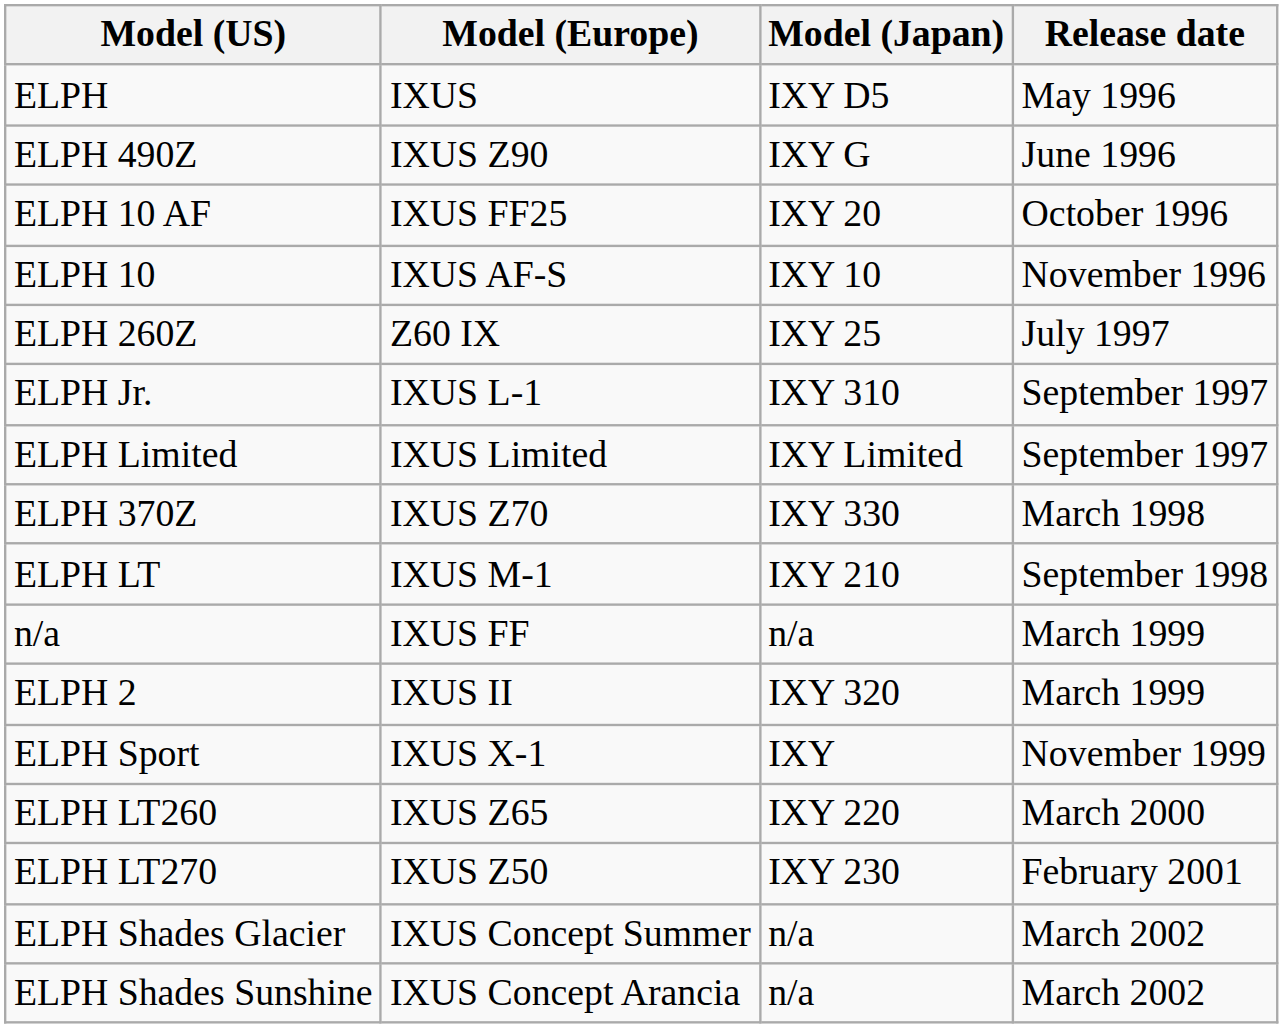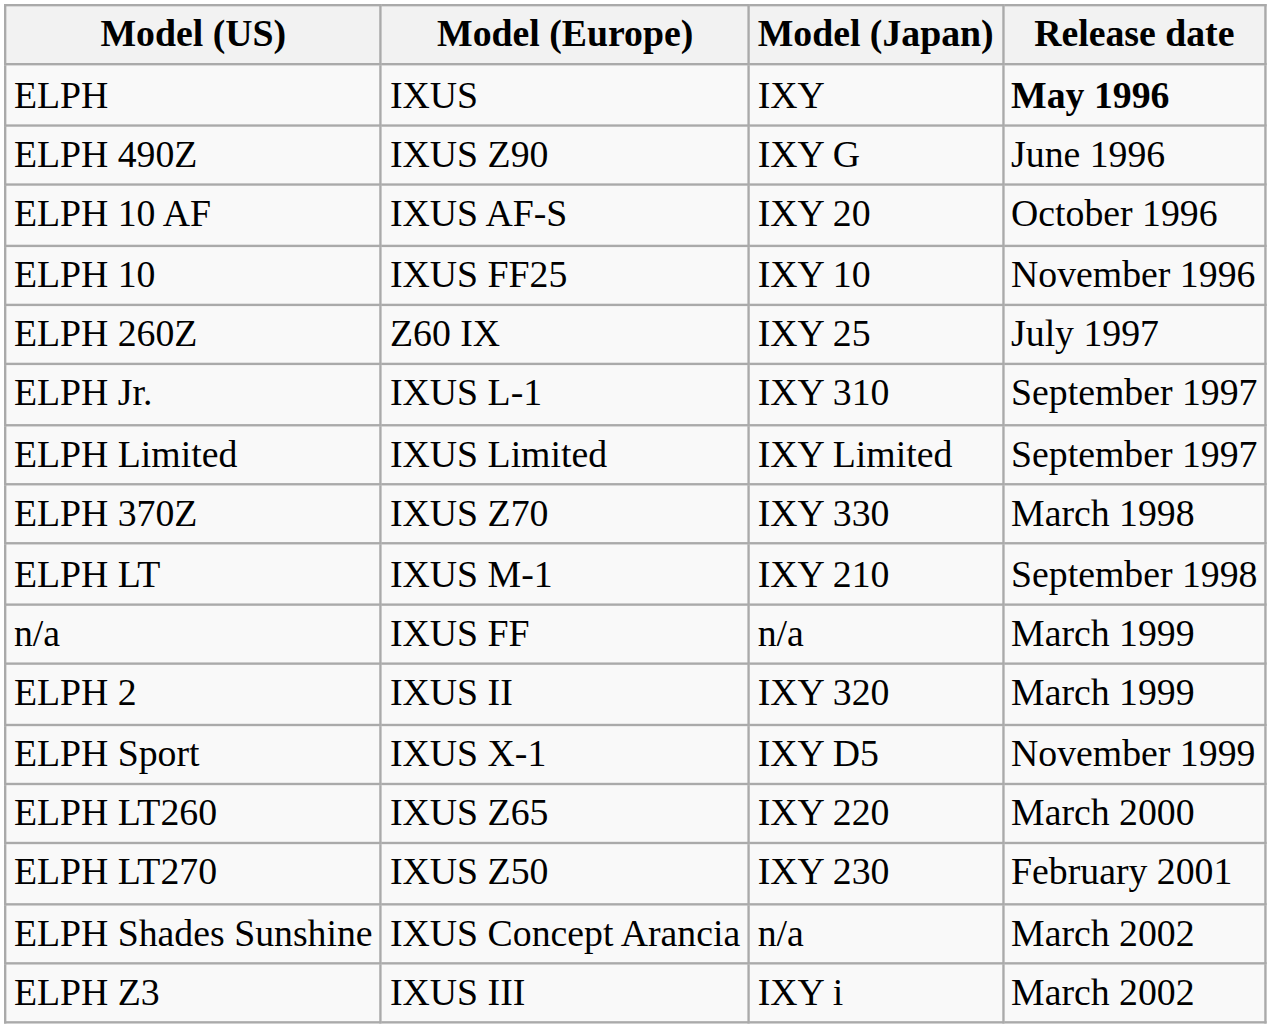(829, 94) IXY D5 -> (791, 94) IXY
(1099, 94) normal -> (1090, 94) bold
(479, 214) IXUS FF25 -> (479, 214) IXUS AF-S
(479, 273) IXUS AF-S -> (479, 273) IXUS FF25
(802, 753) IXY -> (818, 753) IXY D5
- row: (180, 932)
+ row: (87, 992)
